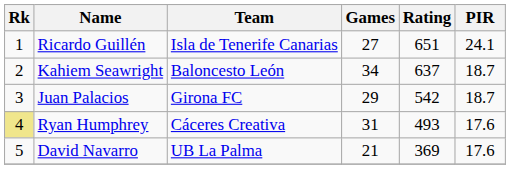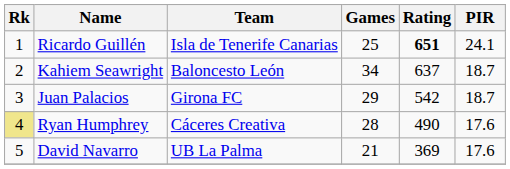(370, 44) 27 -> (370, 44) 25
(427, 44) normal -> (427, 44) bold
(370, 124) 31 -> (370, 124) 28
(427, 124) 493 -> (427, 124) 490
